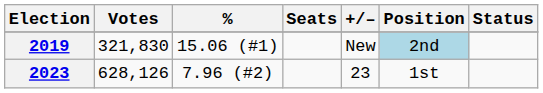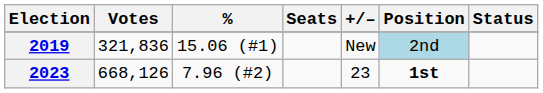(133, 46) 321,830 -> (133, 46) 321,836
(133, 74) 628,126 -> (133, 74) 668,126
(424, 74) normal -> (424, 74) bold
